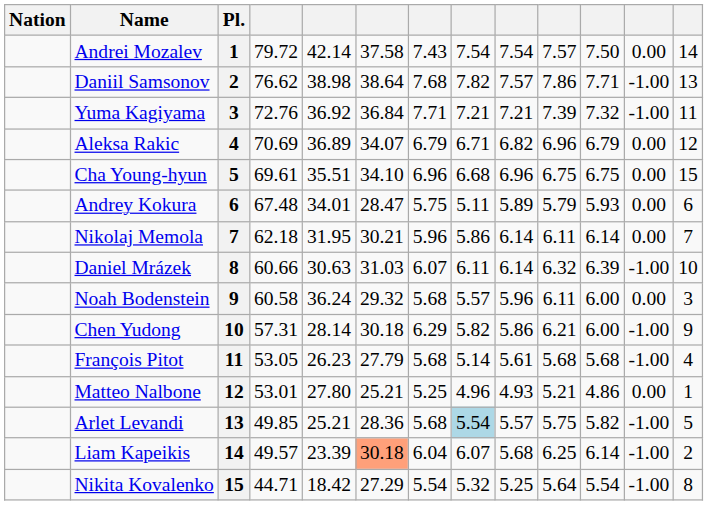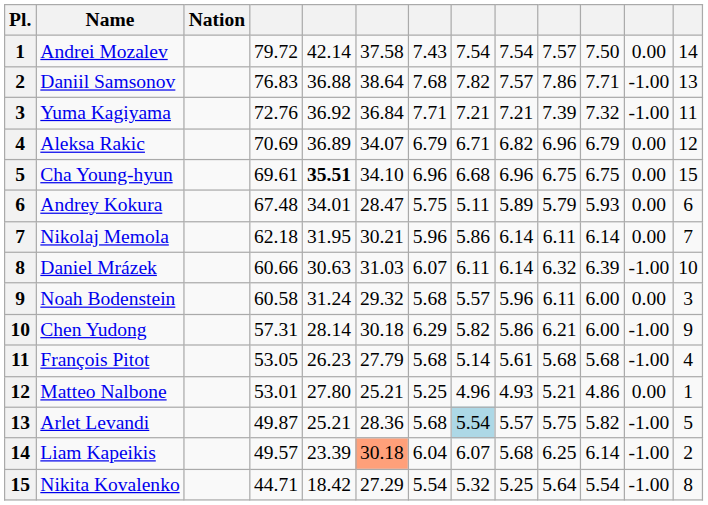columns swapped: (234, 19) <-> (37, 19)
(276, 81) 76.62 -> (276, 81) 76.83
(329, 81) 38.98 -> (329, 81) 36.88
(329, 174) normal -> (329, 174) bold
(329, 298) 36.24 -> (329, 298) 31.24
(276, 422) 49.85 -> (276, 422) 49.87
